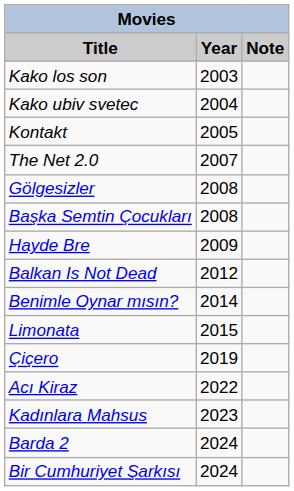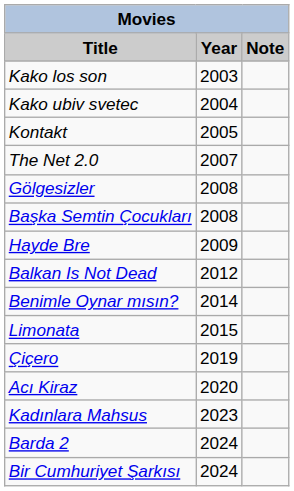(219, 386) 2022 -> (219, 386) 2020
